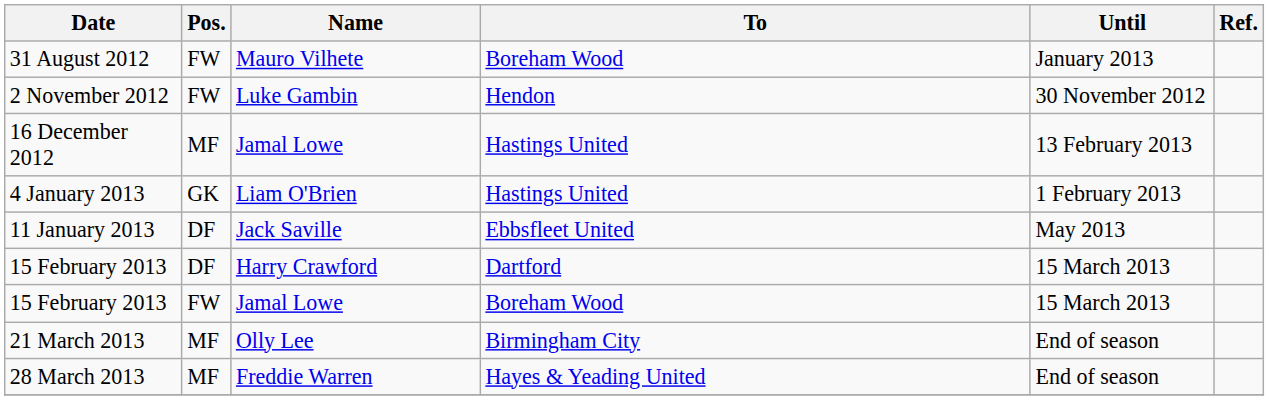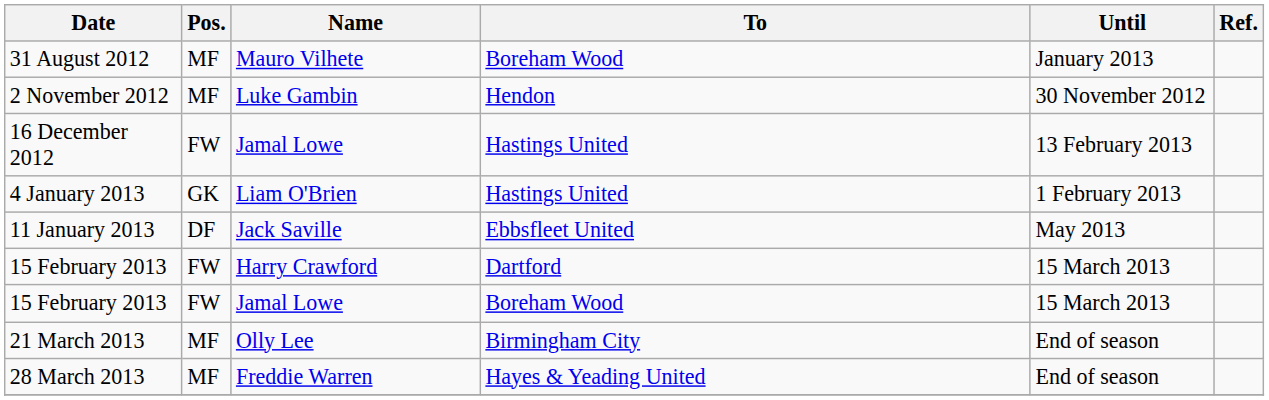(204, 59) FW -> (203, 59) MF
(204, 95) FW -> (203, 95) MF
(203, 144) MF -> (204, 144) FW
(201, 267) DF -> (204, 267) FW
